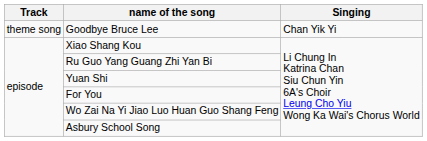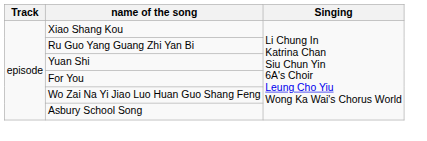- row: (112, 29)
